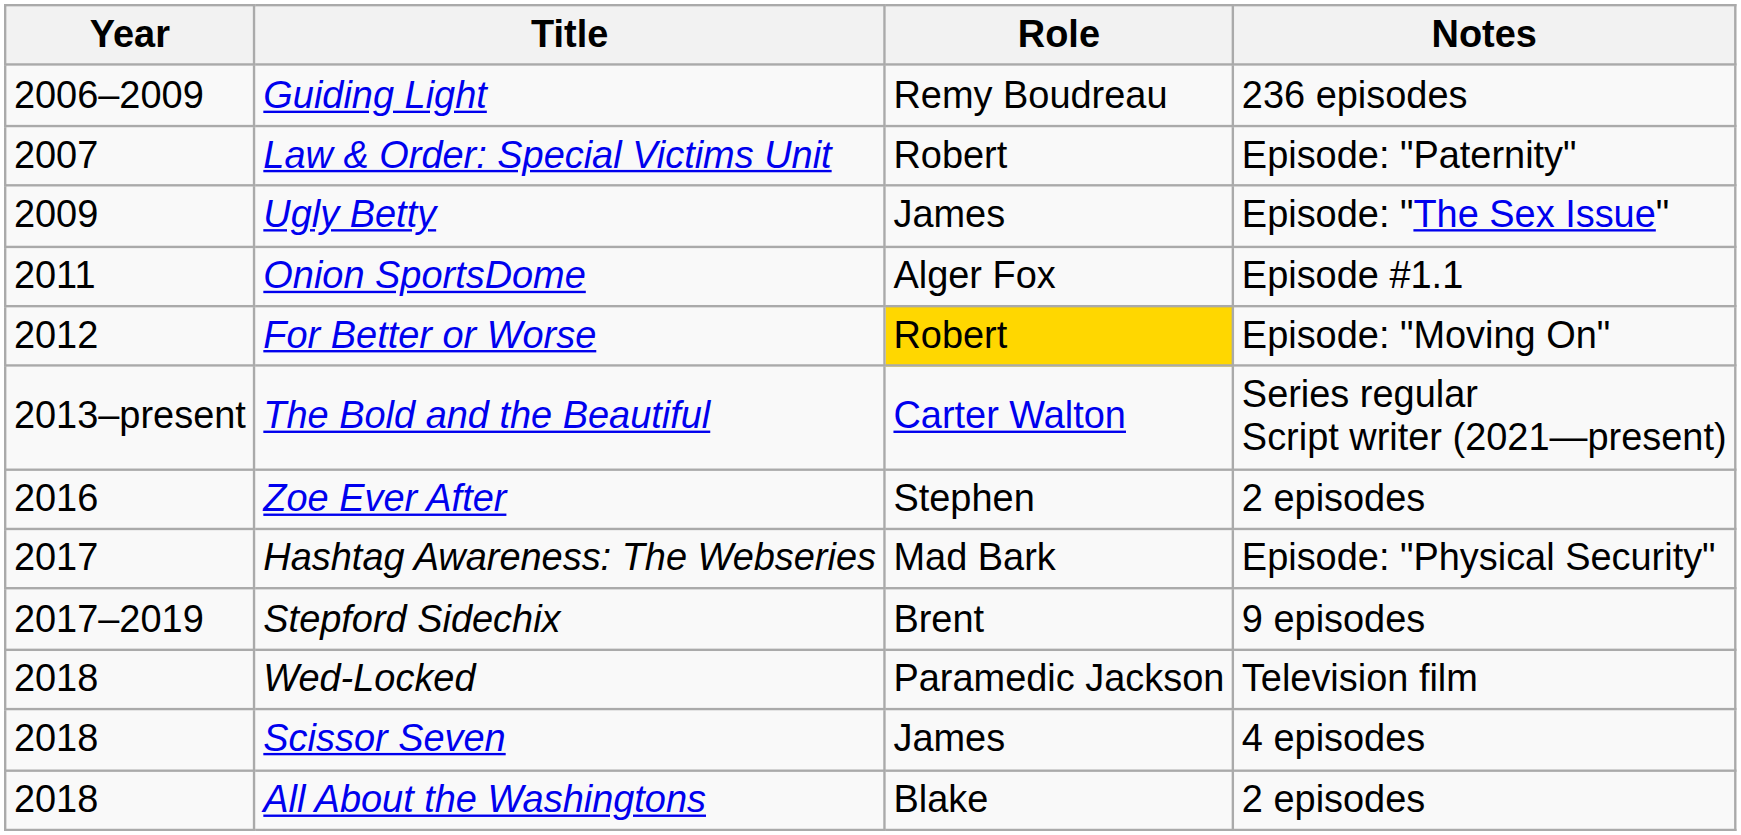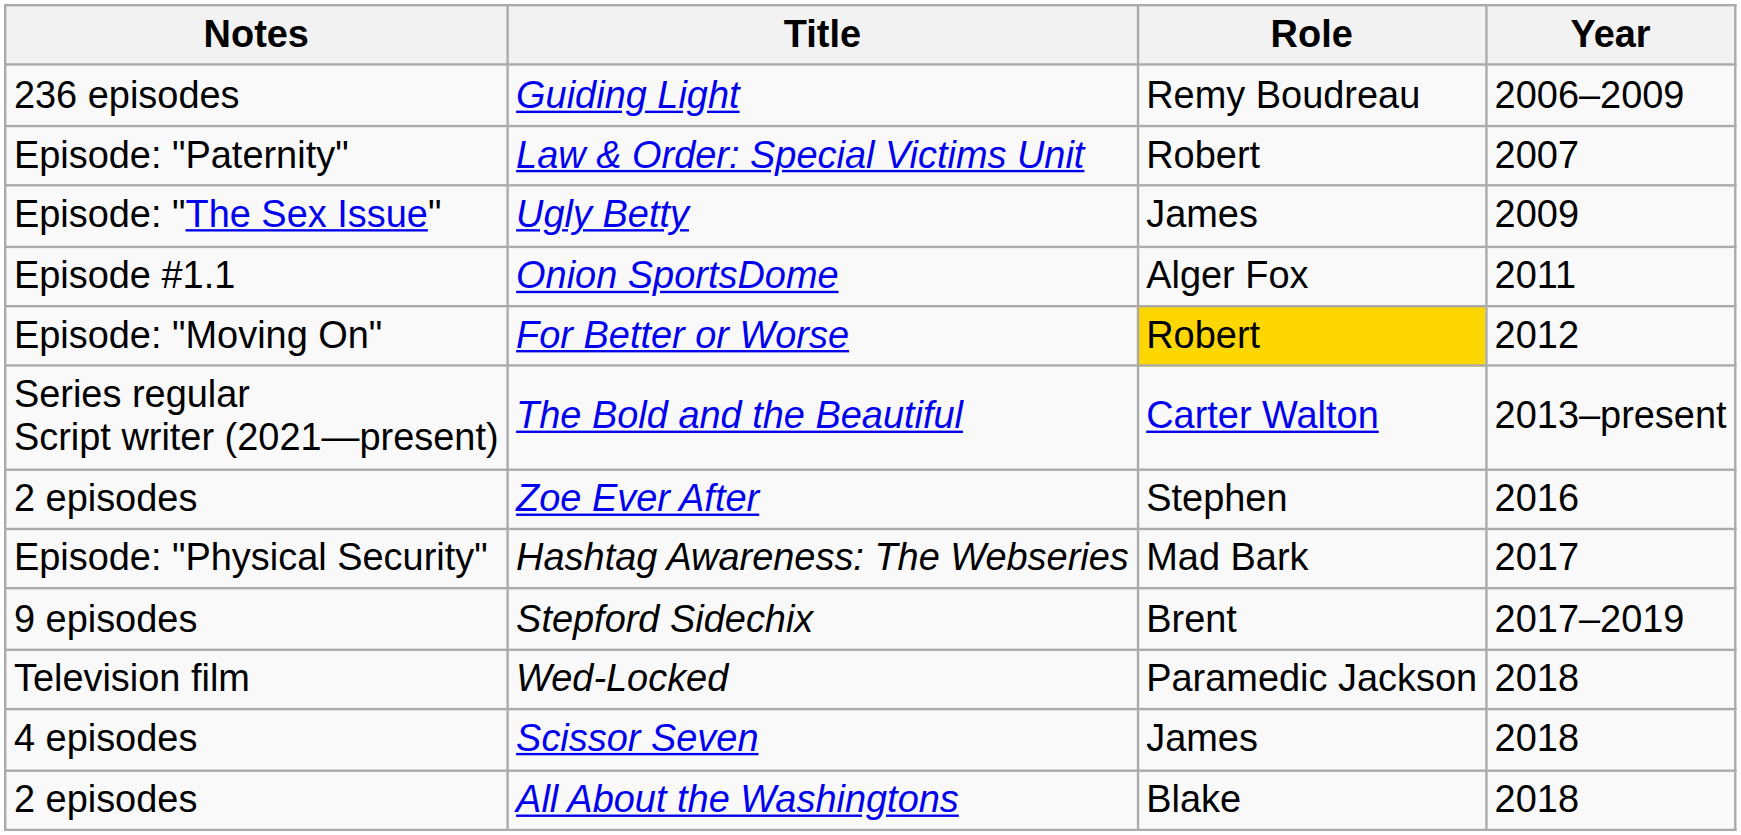columns swapped: (130, 34) <-> (1484, 34)
